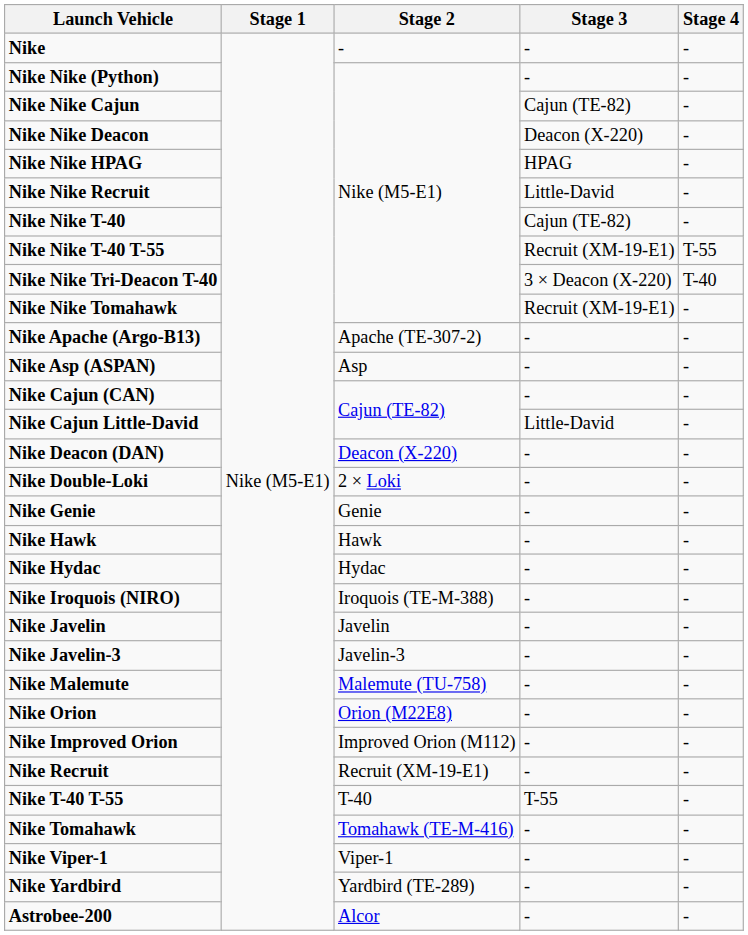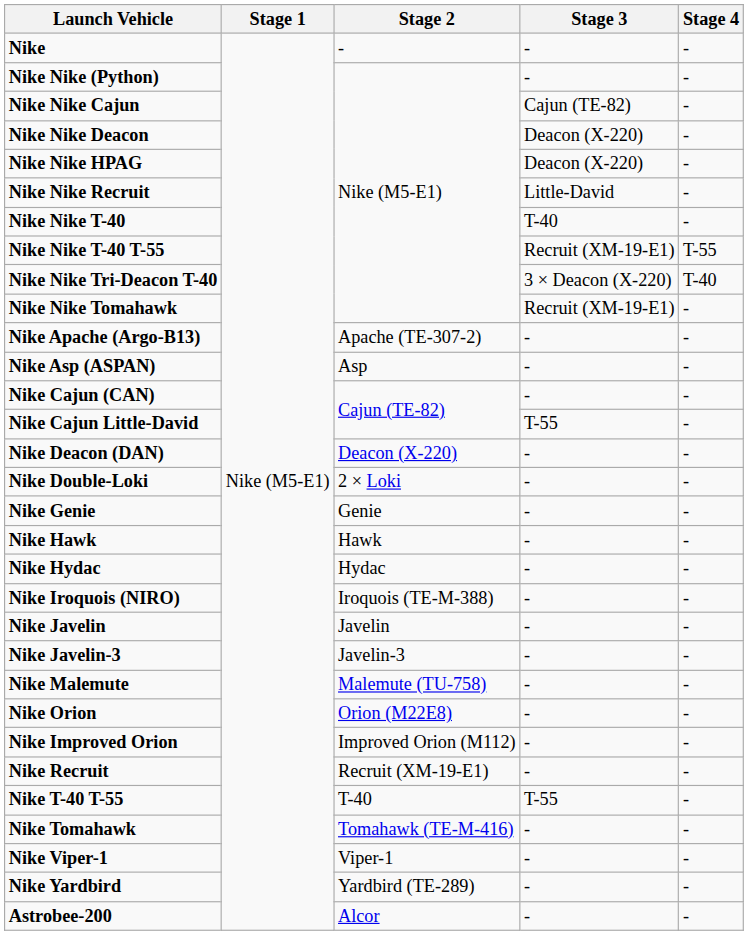(548, 163) HPAG -> (584, 163) Deacon (X-220)
(578, 221) Cajun (TE-82) -> (541, 221) T-40
(569, 423) Little-David -> (541, 423) T-55
